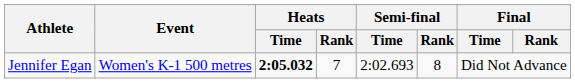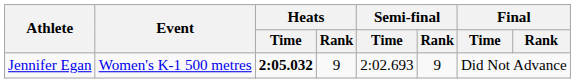(337, 65) 7 -> (337, 65) 9
(437, 65) 8 -> (437, 65) 9
